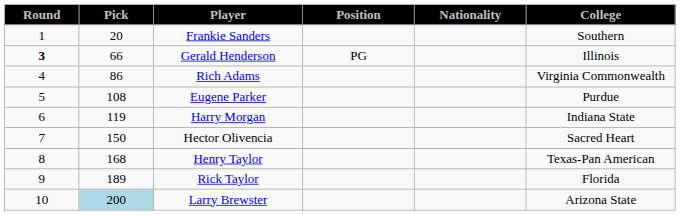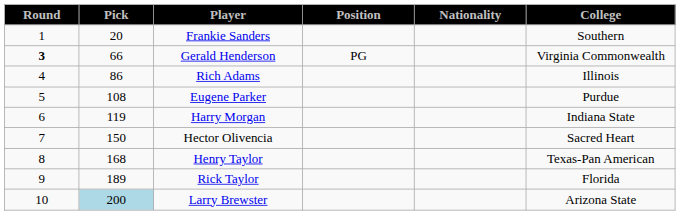(601, 55) Illinois -> (601, 55) Virginia Commonwealth
(601, 76) Virginia Commonwealth -> (601, 76) Illinois
